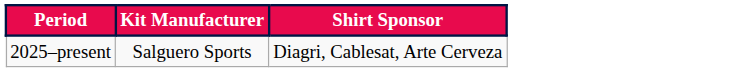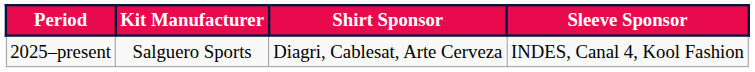+ column: (627, 20)
